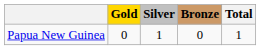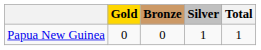columns swapped: (159, 14) <-> (200, 14)
